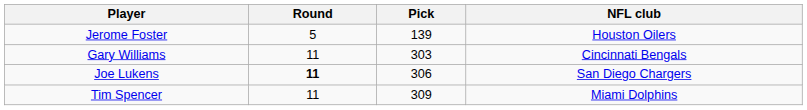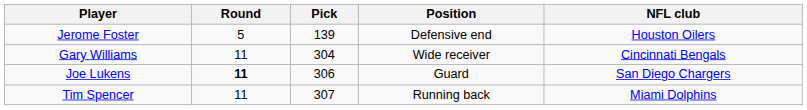+ column: (451, 14)
(421, 54) 303 -> (324, 54) 304
(421, 94) 309 -> (324, 94) 307
